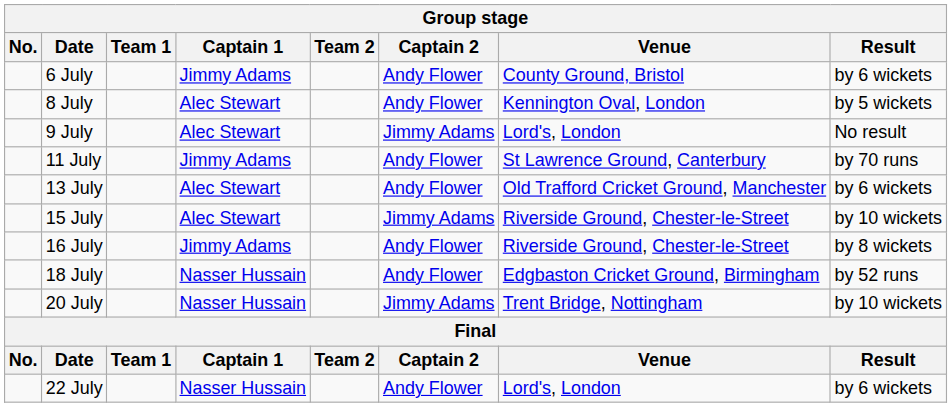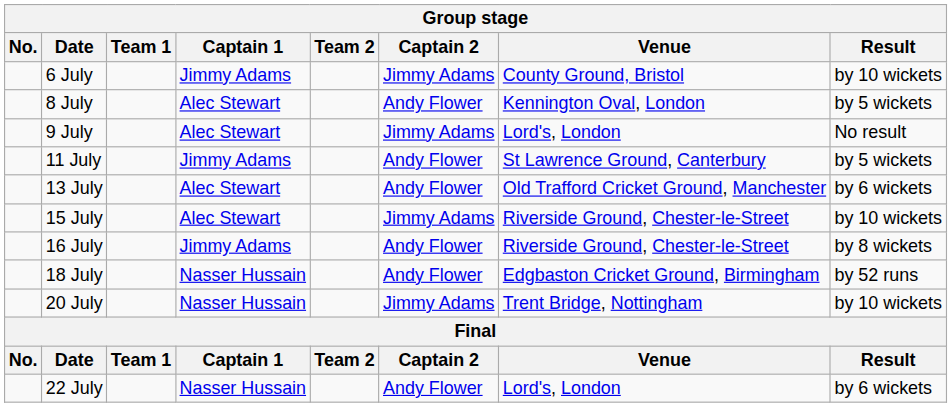(433, 75) Andy Flower -> (439, 75) Jimmy Adams
(883, 75) by 6 wickets -> (888, 75) by 10 wickets
(876, 160) by 70 runs -> (883, 160) by 5 wickets
